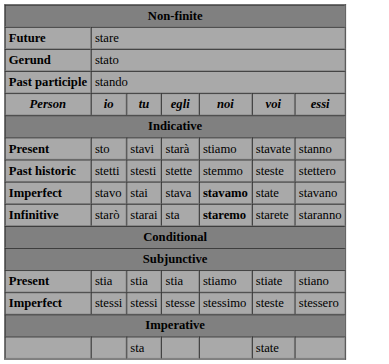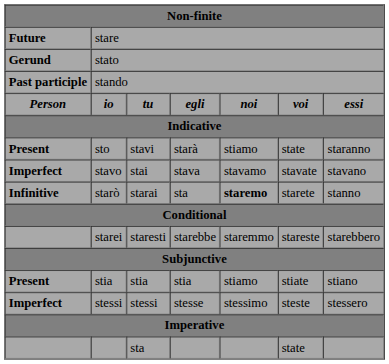(273, 148) stavate -> (293, 148) state
(315, 148) stanno -> (349, 148) staranno
- row: (107, 170)
(225, 192) bold -> (245, 170) normal
(267, 192) state -> (299, 170) stavate
(320, 215) staranno -> (344, 192) stanno
+ row: (109, 237)
